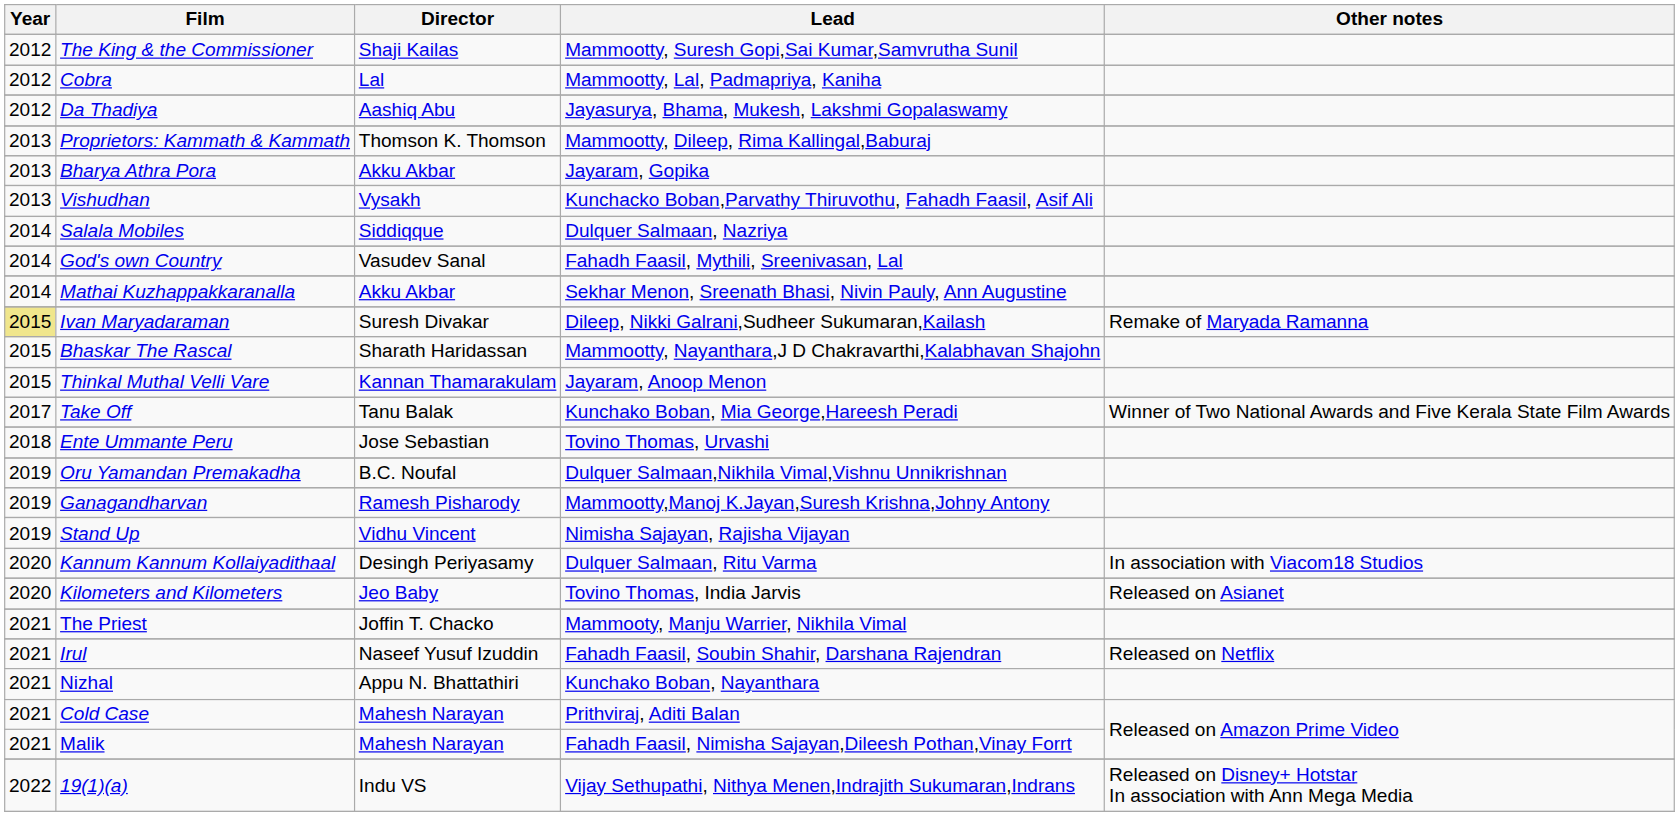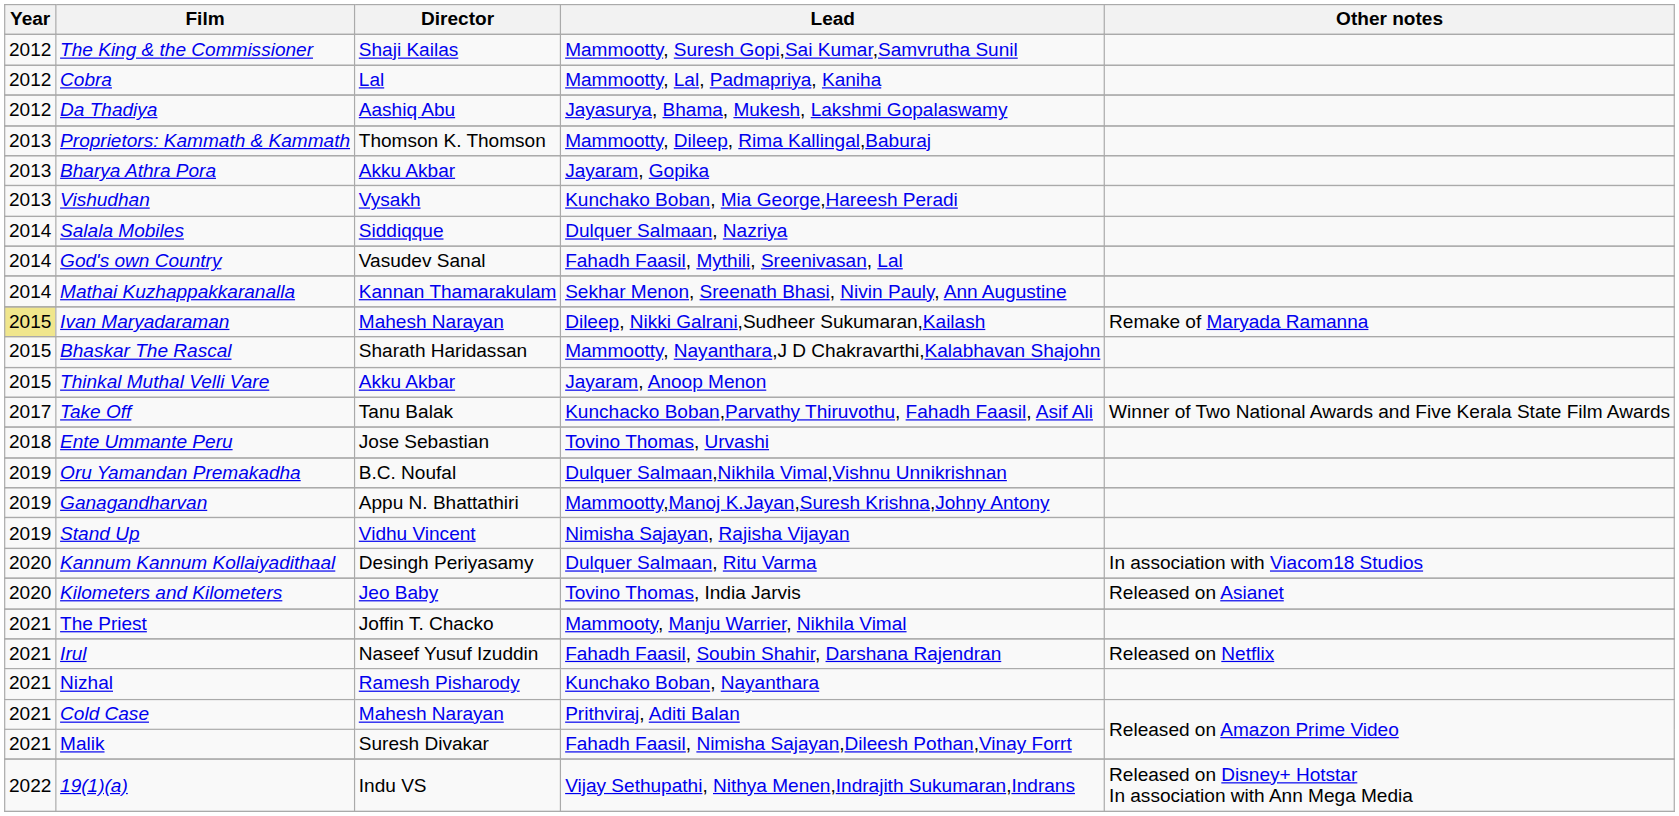(829, 200) Kunchacko Boban,Parvathy Thiruvothu, Fahadh Faasil, Asif Ali -> (761, 200) Kunchako Boban, Mia George,Hareesh Peradi
(407, 291) Akku Akbar -> (458, 291) Kannan Thamarakulam
(424, 321) Suresh Divakar -> (431, 321) Mahesh Narayan
(458, 381) Kannan Thamarakulam -> (407, 381) Akku Akbar
(761, 412) Kunchako Boban, Mia George,Hareesh Peradi -> (829, 412) Kunchacko Boban,Parvathy Thiruvothu, Fahadh Faasil, Asif Ali
(439, 502) Ramesh Pisharody -> (439, 502) Appu N. Bhattathiri
(439, 683) Appu N. Bhattathiri -> (439, 683) Ramesh Pisharody
(431, 744) Mahesh Narayan -> (424, 744) Suresh Divakar
